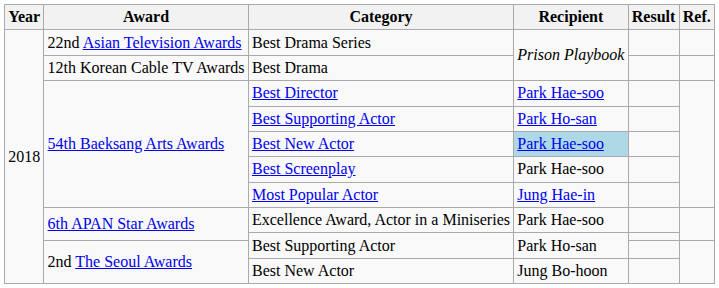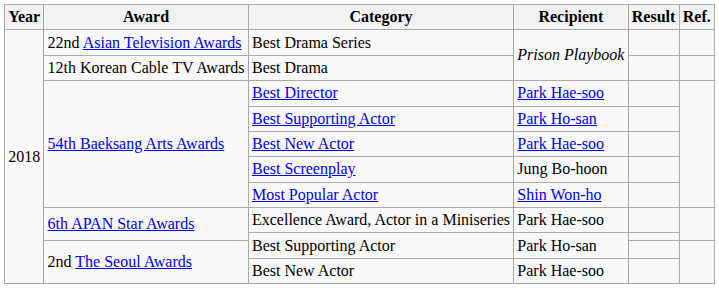(561, 144) lightblue background -> (561, 144) no background
(561, 169) Park Hae-soo -> (562, 169) Jung Bo-hoon
(556, 194) Jung Hae-in -> (559, 194) Shin Won-ho
(562, 270) Jung Bo-hoon -> (561, 270) Park Hae-soo
